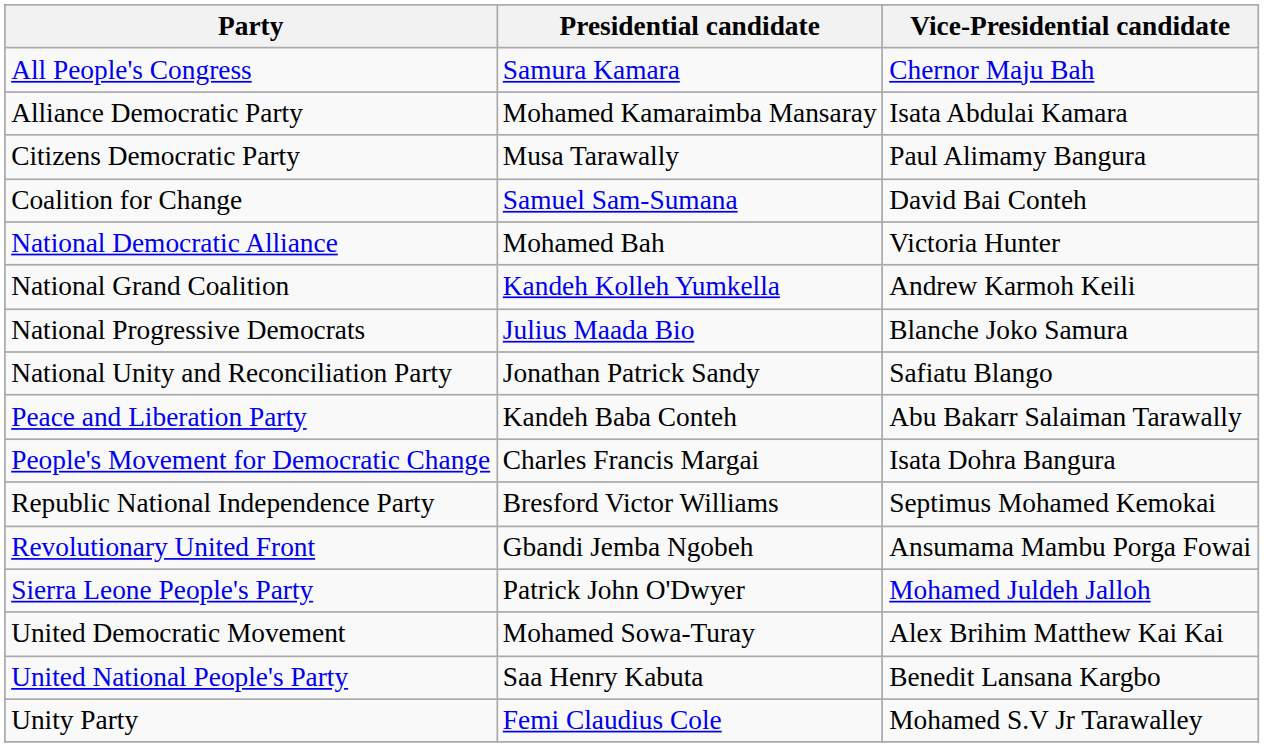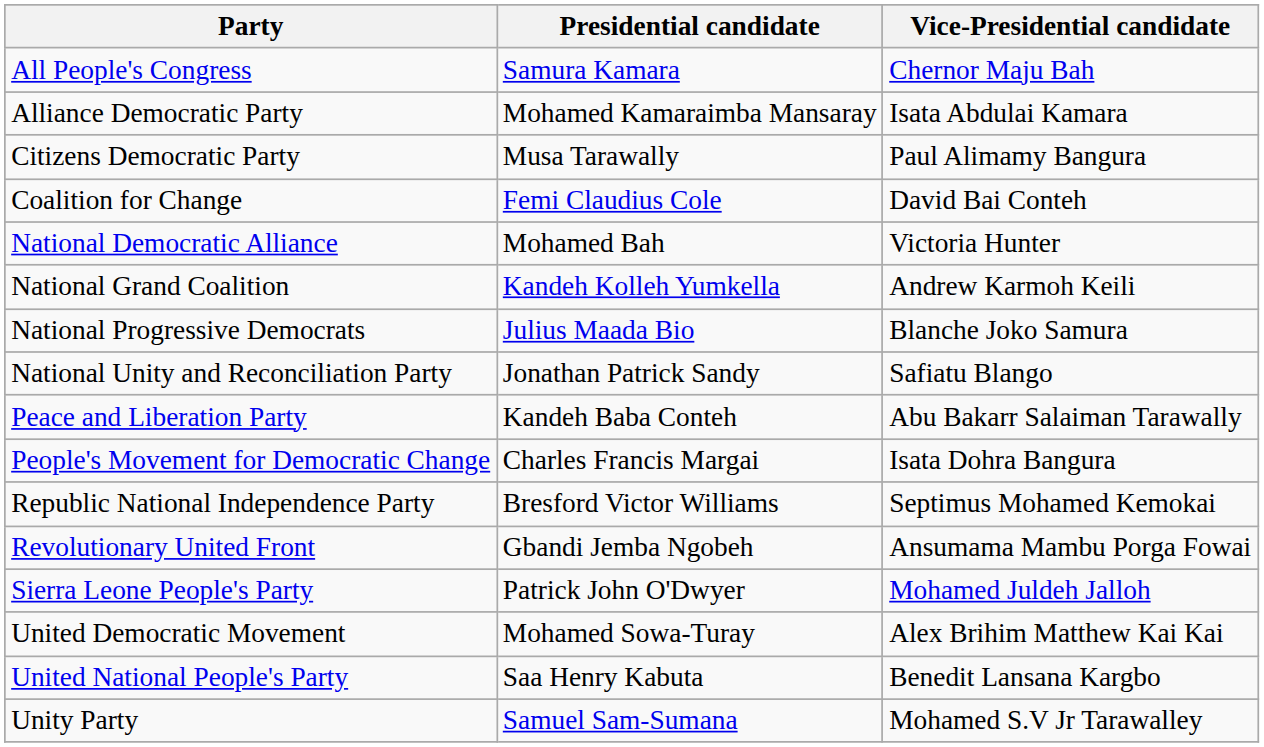(620, 199) Samuel Sam-Sumana -> (612, 199) Femi Claudius Cole
(612, 720) Femi Claudius Cole -> (620, 720) Samuel Sam-Sumana
